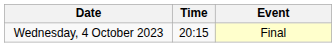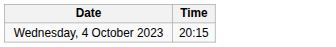- column: (273, 13)
